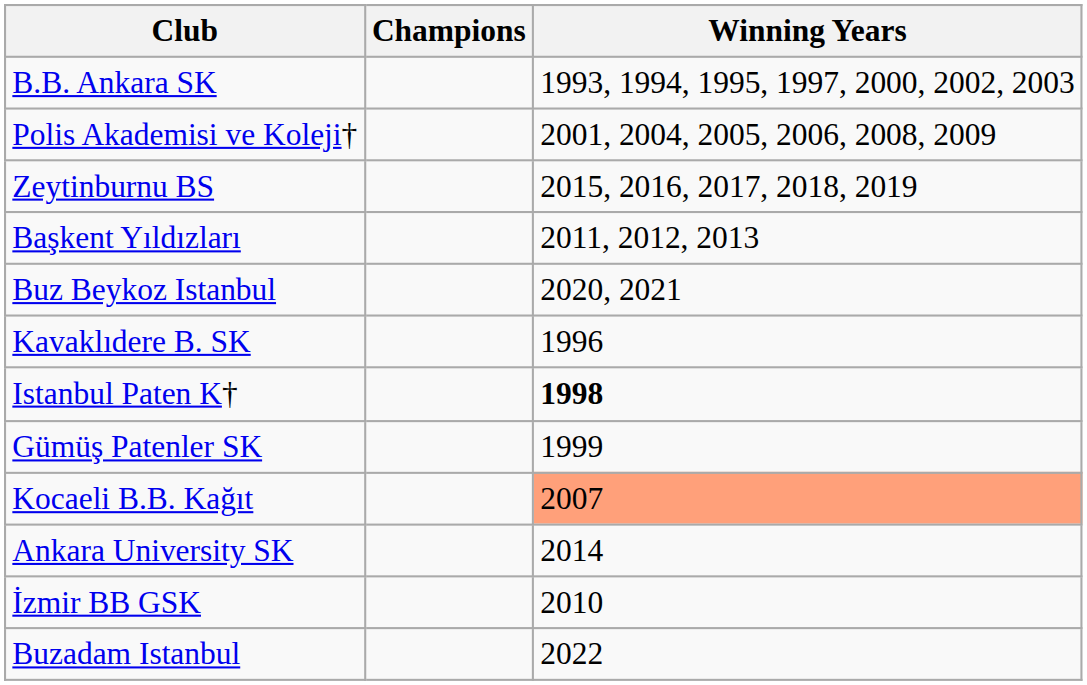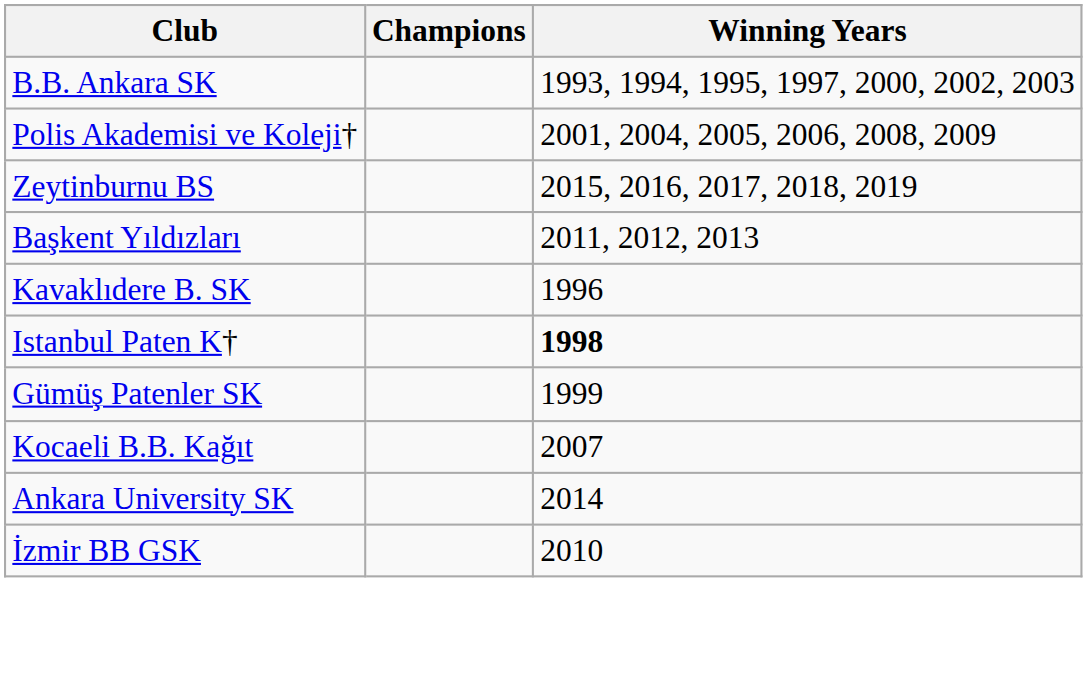- row: (144, 290)
(572, 497) lightsalmon background -> (572, 445) no background
- row: (126, 653)
